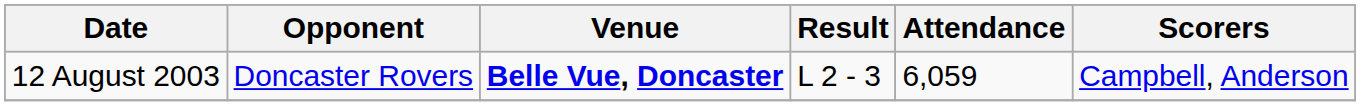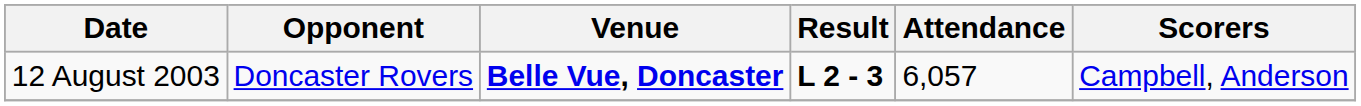(839, 75) normal -> (840, 75) bold
(940, 75) 6,059 -> (940, 75) 6,057
